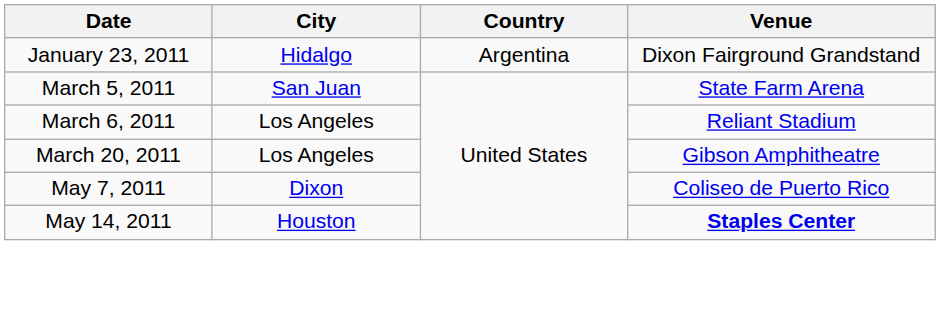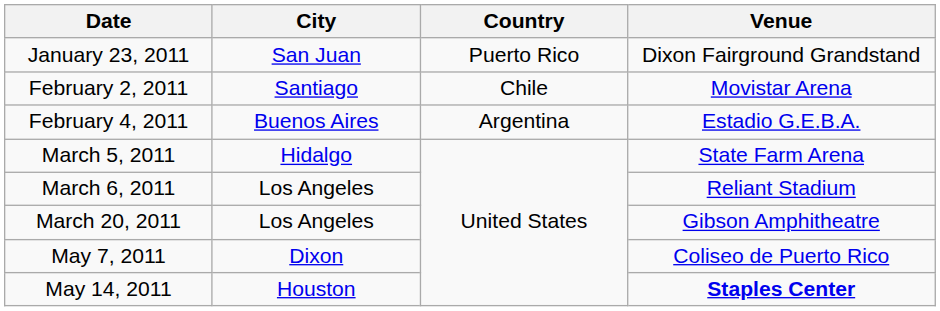(316, 54) Hidalgo -> (316, 54) San Juan
(524, 54) Argentina -> (524, 54) Puerto Rico
+ row: (109, 88)
+ row: (109, 121)
(316, 88) San Juan -> (316, 155) Hidalgo
